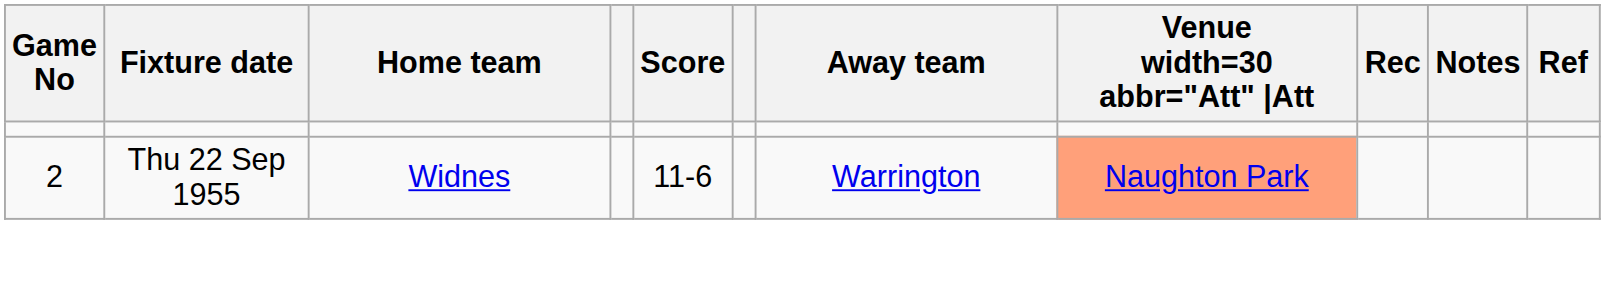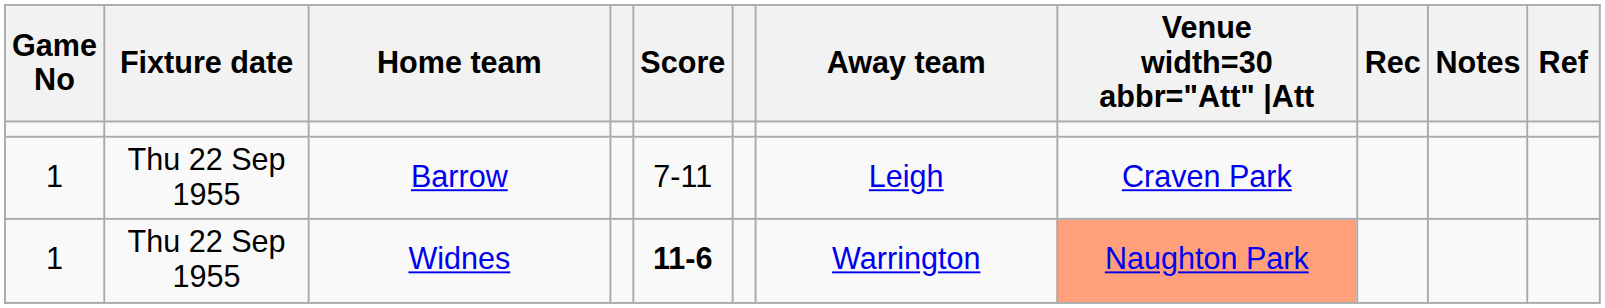+ row: (459, 177)
(54, 177) 2 -> (54, 260) 1
(683, 177) normal -> (683, 260) bold
